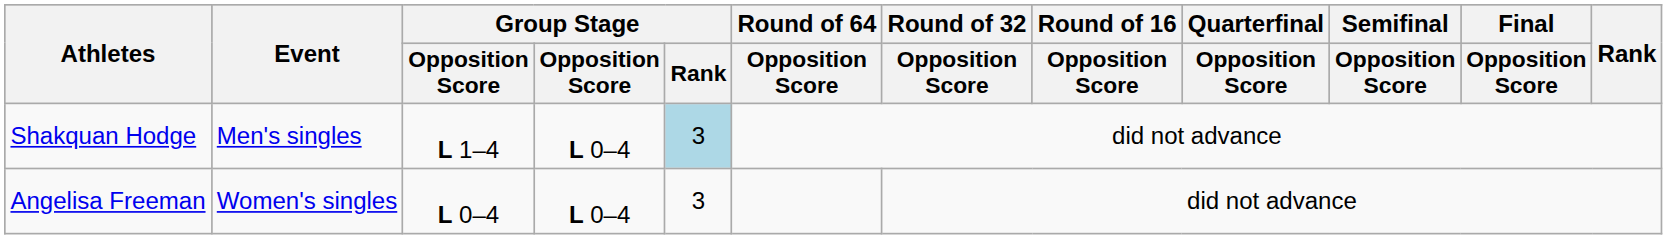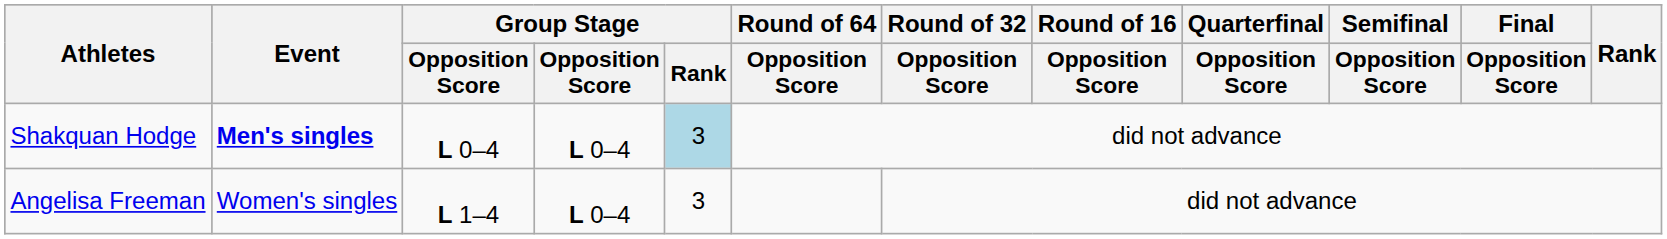(289, 136) normal -> (295, 136) bold
(468, 150) L 1–4 -> (468, 150) L 0–4
(468, 215) L 0–4 -> (468, 215) L 1–4
